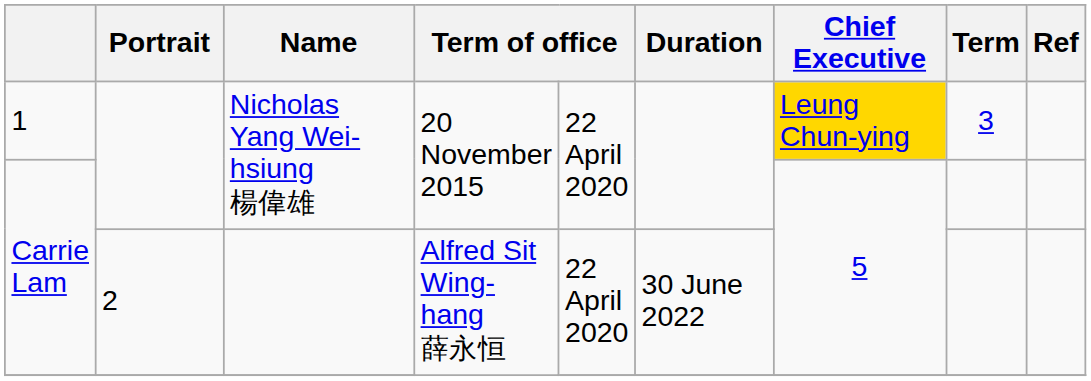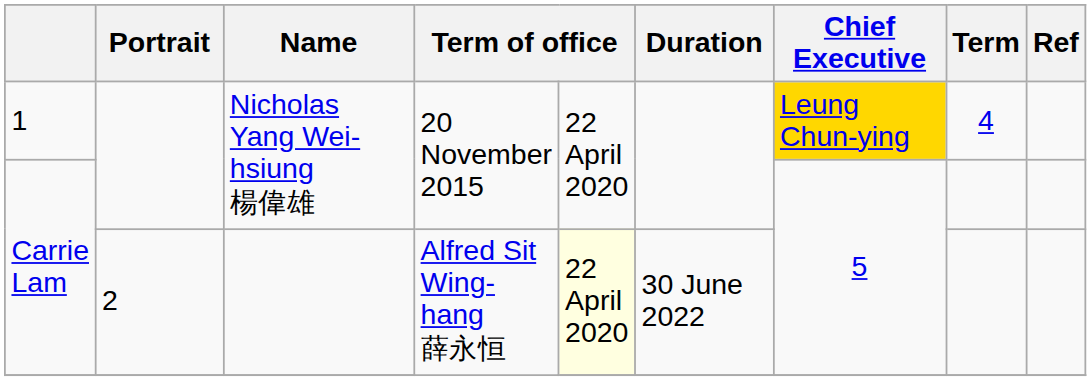(986, 120) 3 -> (986, 120) 4
(597, 301) no background -> (597, 301) lightyellow background
